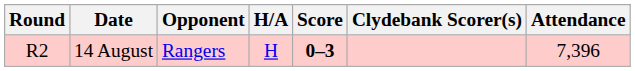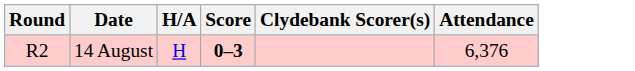- column: (203, 19)
(578, 50) 7,396 -> (486, 50) 6,376
